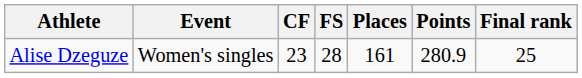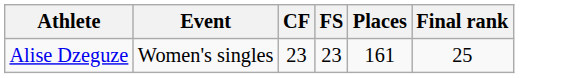- column: (443, 21)
(331, 55) 28 -> (331, 55) 23
